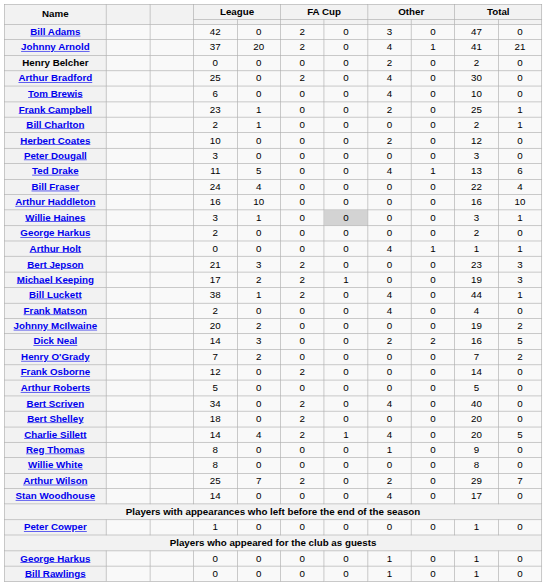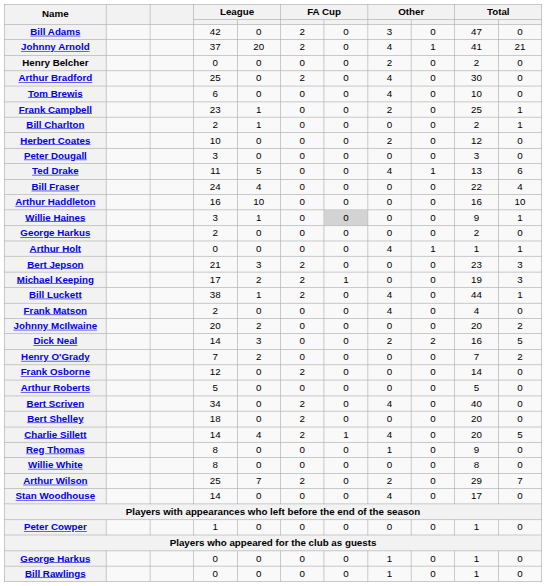(476, 217) 3 -> (476, 217) 9
(476, 326) 19 -> (476, 326) 20
